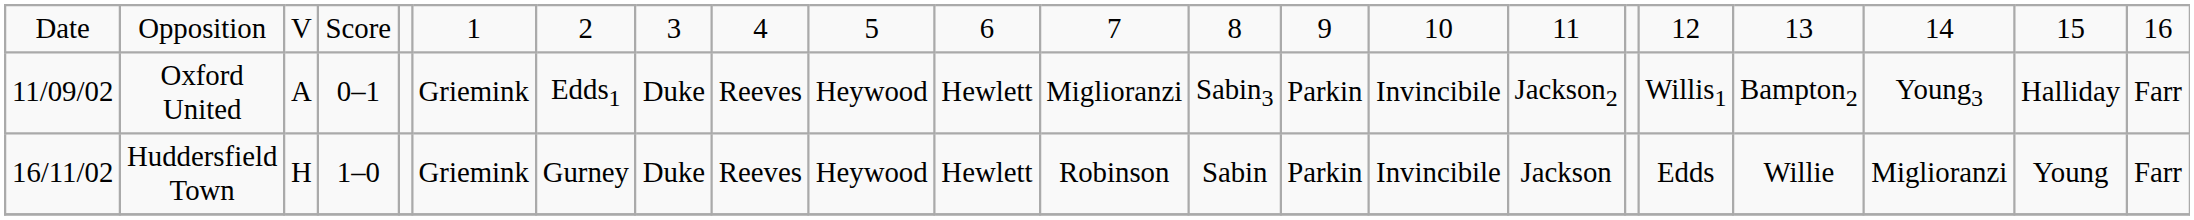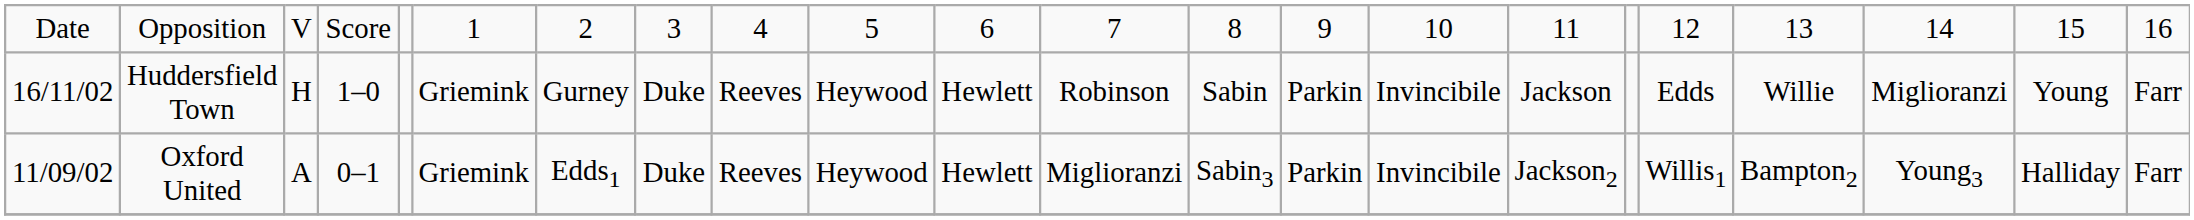rows swapped: (202, 173) <-> (202, 92)
